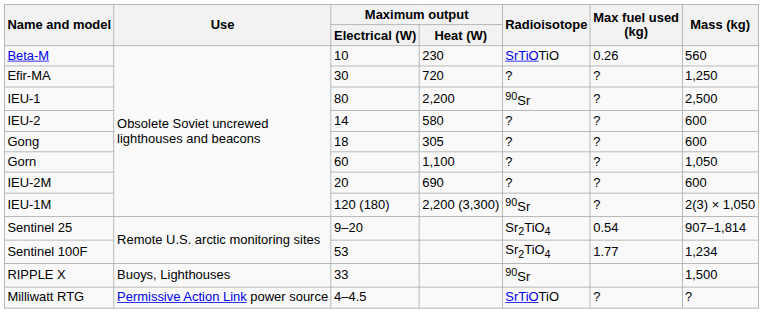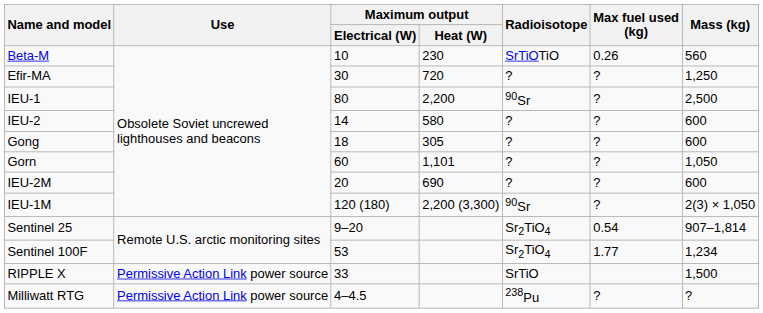(438, 162) 1,100 -> (438, 162) 1,101
(174, 275) Buoys, Lighthouses -> (223, 273) Permissive Action Link power source
(518, 275) 90Sr -> (522, 273) SrTiO
(532, 297) SrTiOTiO -> (522, 295) 238Pu
